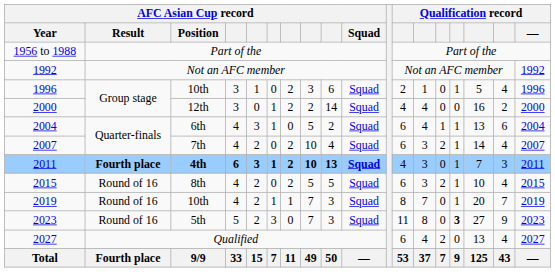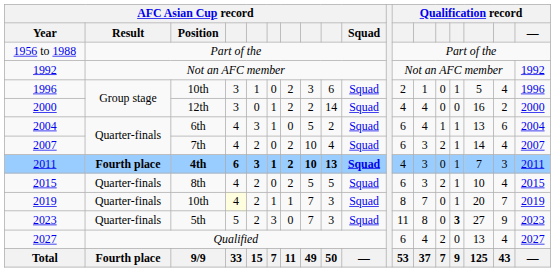(128, 182) Round of 16 -> (128, 182) Quarter-finals
(128, 201) Round of 16 -> (128, 201) Quarter-finals
(236, 201) no background -> (236, 201) lightyellow background
(128, 220) Round of 16 -> (128, 220) Quarter-finals
